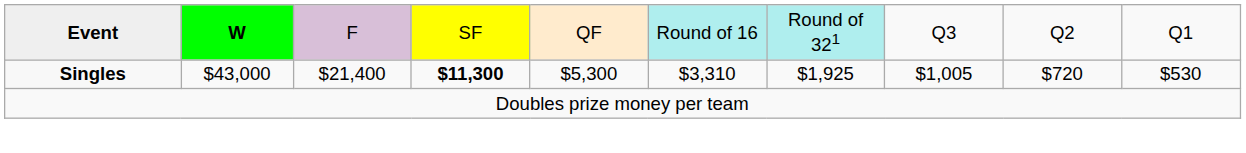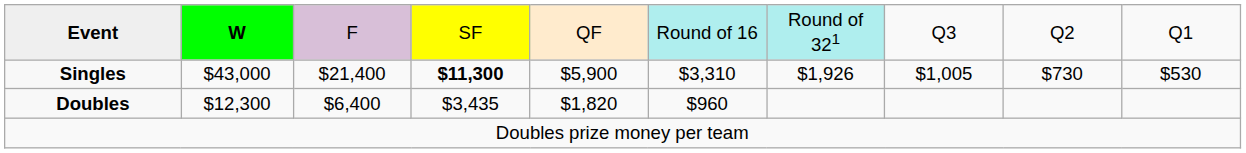(589, 75) $5,300 -> (589, 75) $5,900
(826, 75) $1,925 -> (826, 75) $1,926
(1062, 75) $720 -> (1062, 75) $730
+ row: (93, 104)
